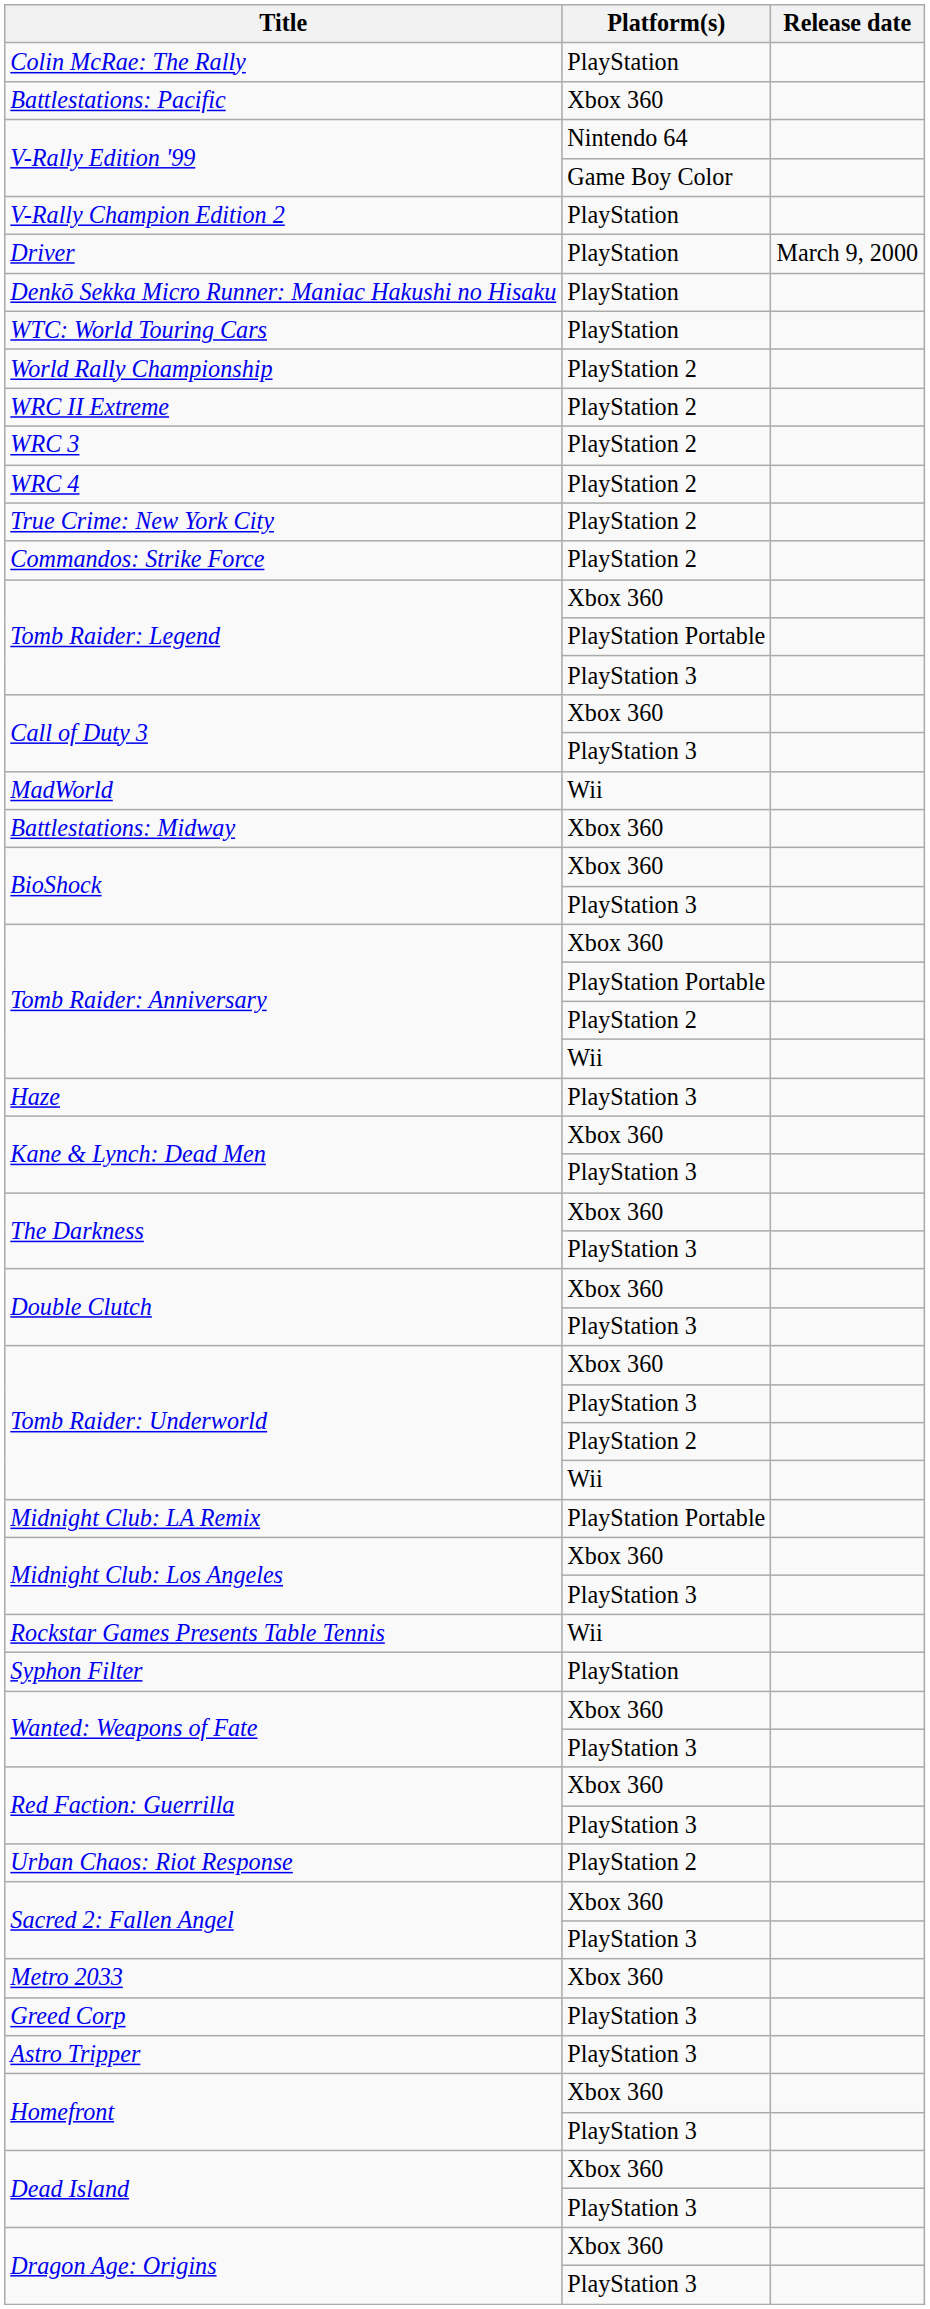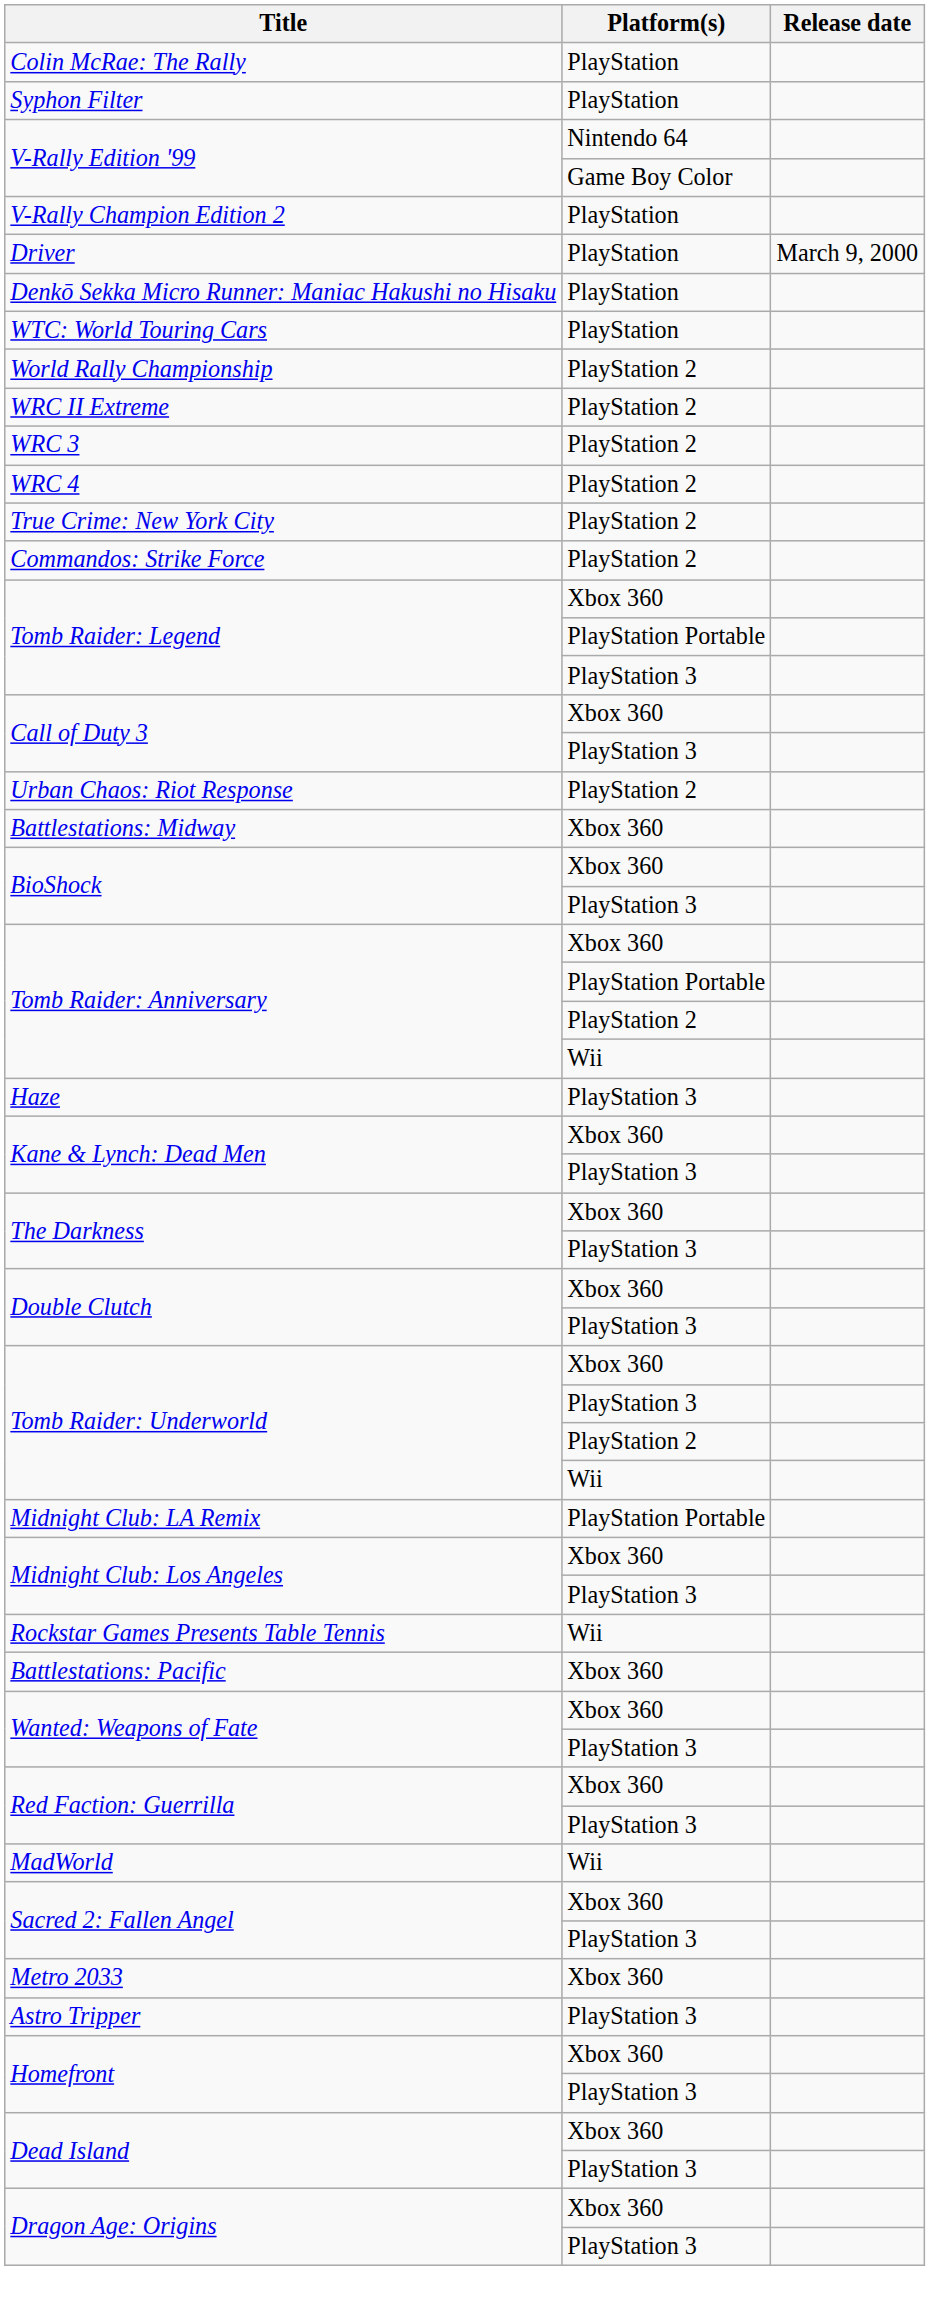rows swapped: (76, 1671) <-> (118, 100)
rows swapped: (152, 1862) <-> (62, 789)
- row: (68, 2016)
